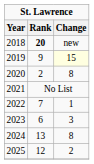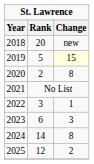(41, 43) bold -> (41, 43) normal
(41, 58) 9 -> (41, 58) 5
(41, 105) 7 -> (41, 105) 3
(41, 136) 13 -> (41, 136) 14
